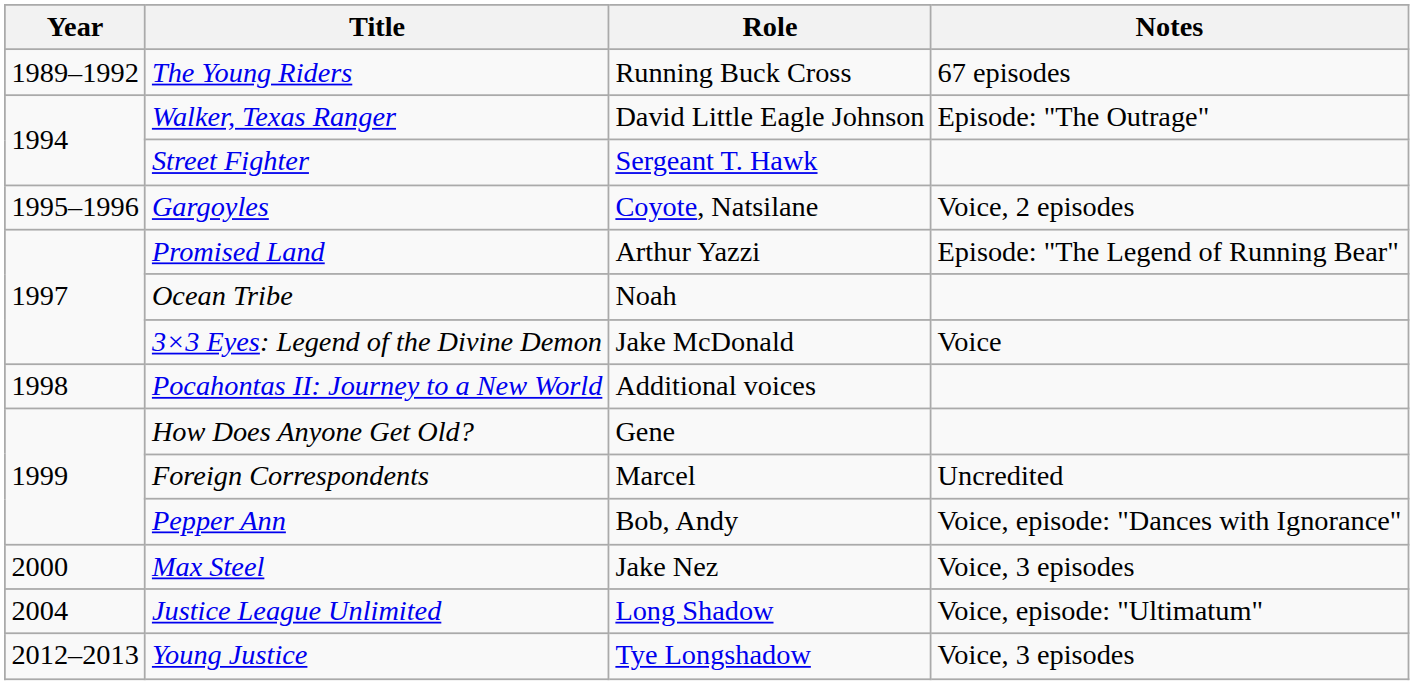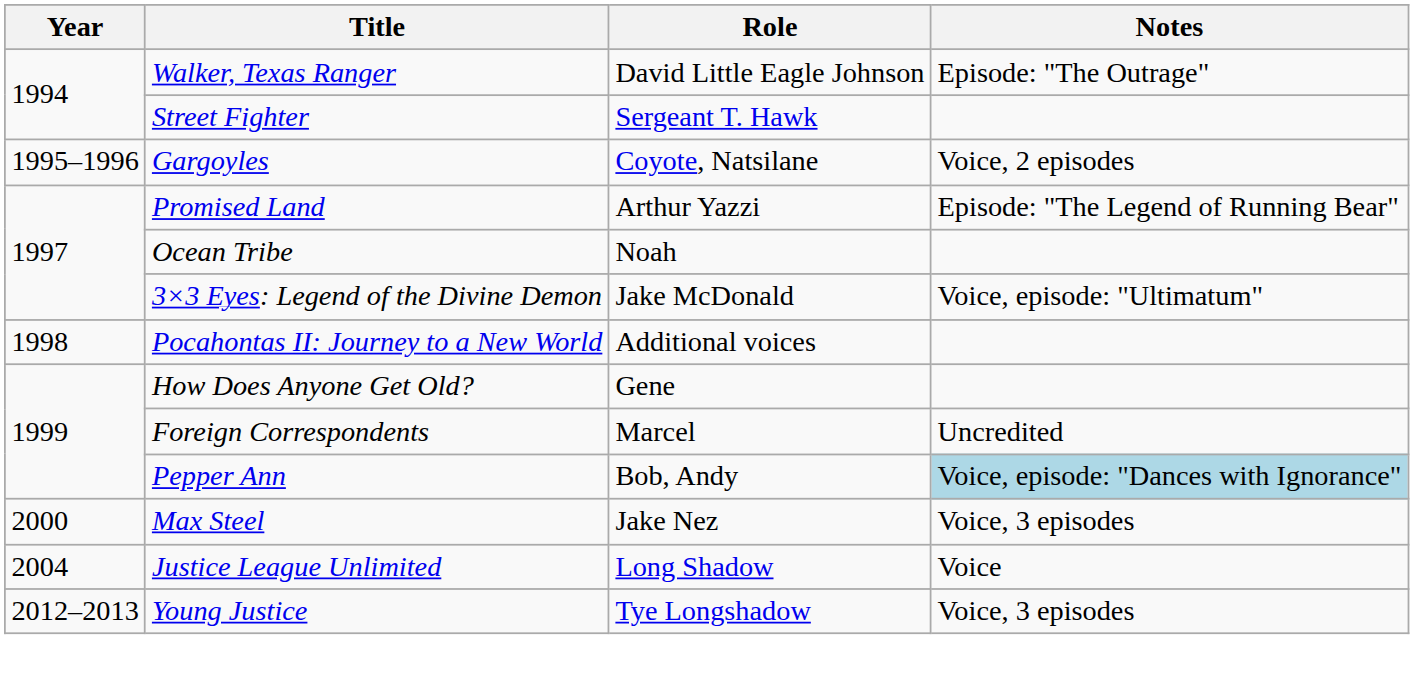- row: (252, 71)
(970, 341) Voice -> (1100, 296) Voice, episode: "Ultimatum"
(1169, 521) no background -> (1169, 476) lightblue background
(1100, 610) Voice, episode: "Ultimatum" -> (970, 565) Voice
